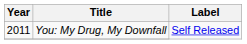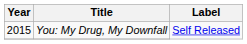(19, 30) 2011 -> (19, 30) 2015
